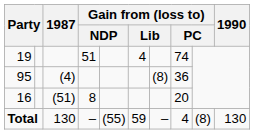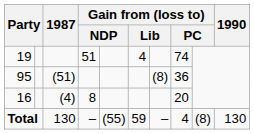(67, 77) (4) -> (64, 77) (51)
(64, 98) (51) -> (67, 98) (4)
